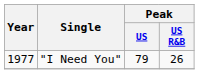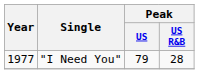(177, 59) 26 -> (177, 59) 28
